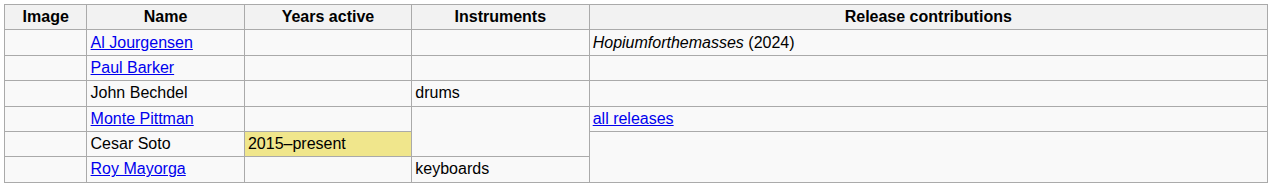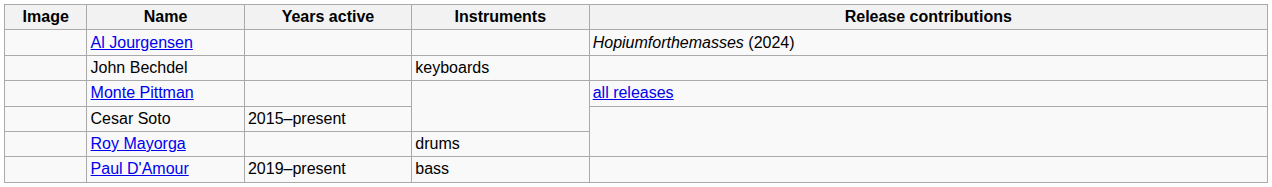- row: (132, 67)
(438, 93) drums -> (452, 67) keyboards
(297, 144) khaki background -> (297, 118) no background
(452, 169) keyboards -> (438, 144) drums
+ row: (140, 169)
